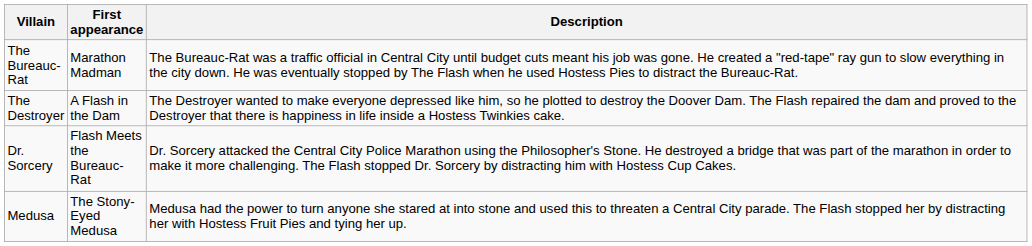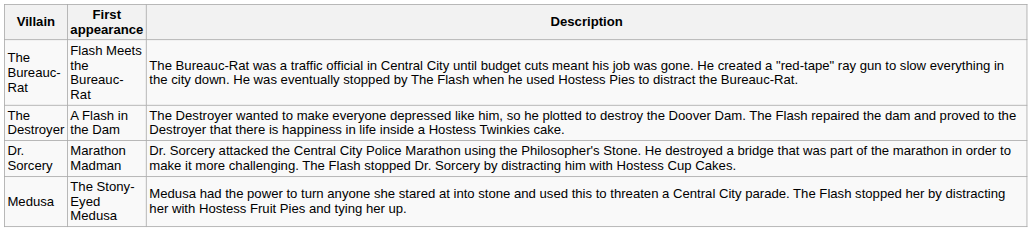(98, 65) Marathon Madman -> (106, 72) Flash Meets the Bureauc-Rat
(106, 158) Flash Meets the Bureauc-Rat -> (98, 158) Marathon Madman
